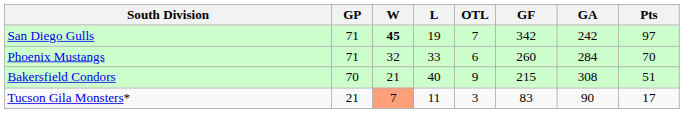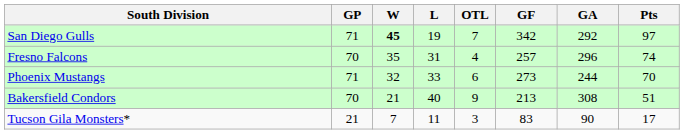(588, 35) 242 -> (588, 35) 292
+ row: (47, 56)
(526, 56) 260 -> (526, 77) 273
(588, 56) 284 -> (588, 77) 244
(526, 77) 215 -> (526, 98) 213
(393, 98) lightsalmon background -> (393, 118) no background
